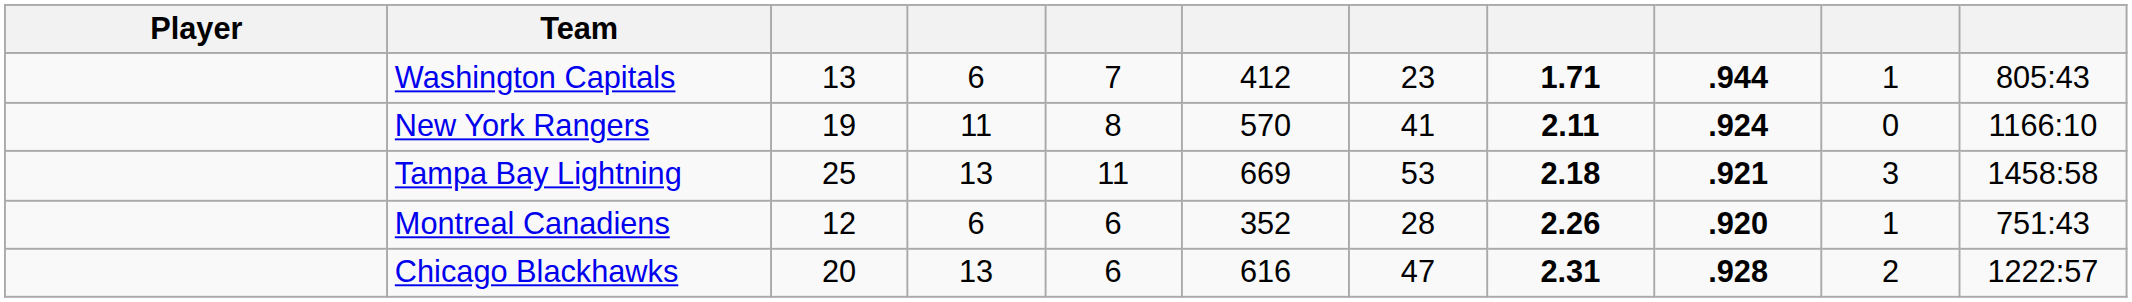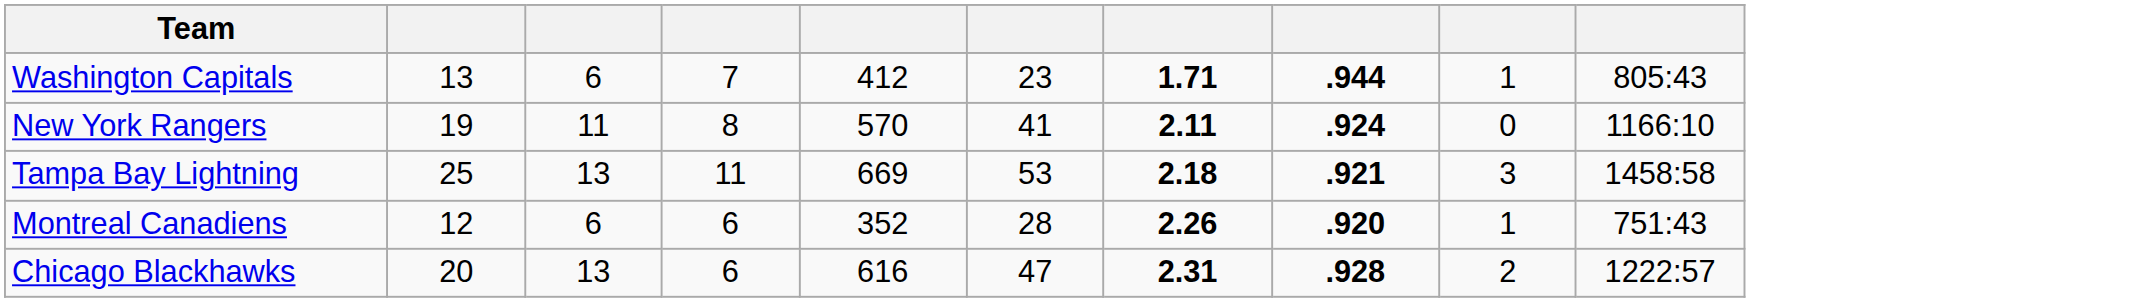- column: (196, 28)
